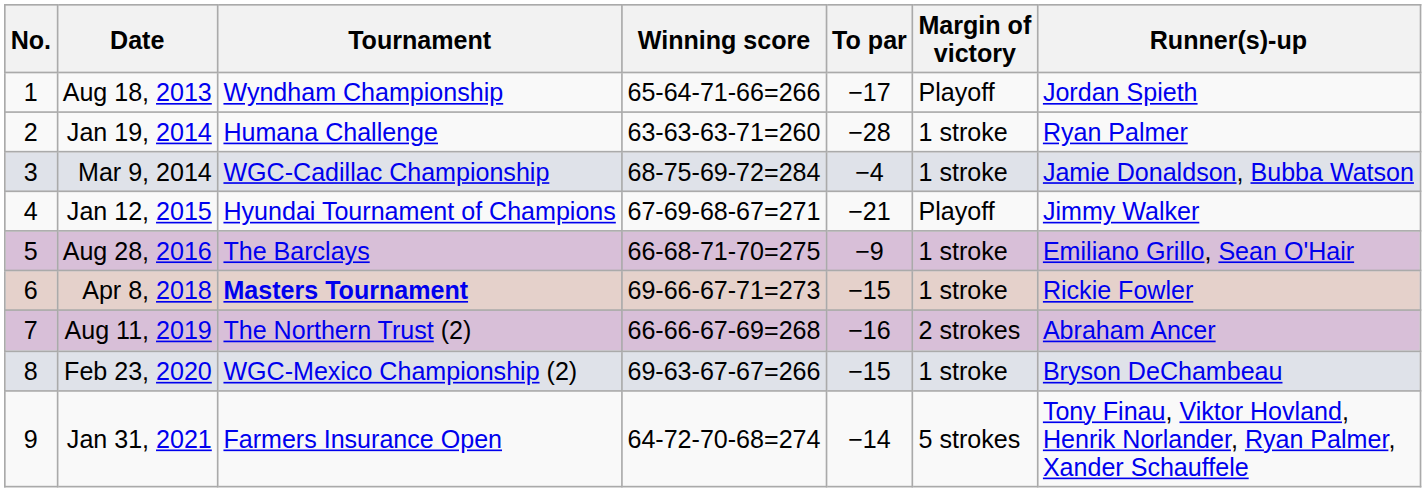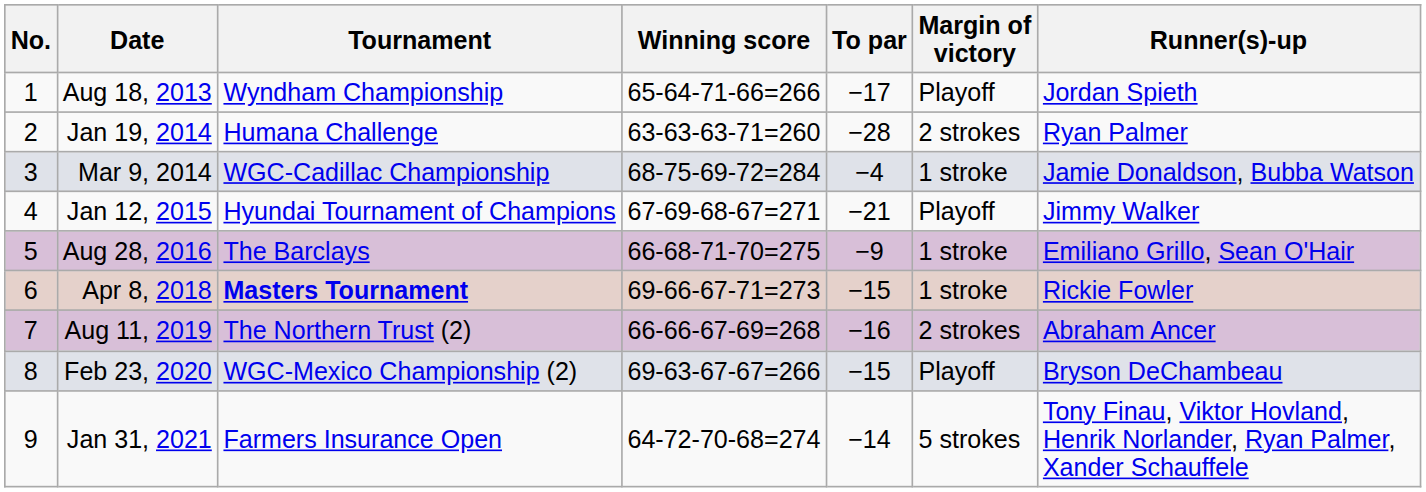(963, 132) 1 stroke -> (969, 132) 2 strokes
(963, 371) 1 stroke -> (957, 371) Playoff
